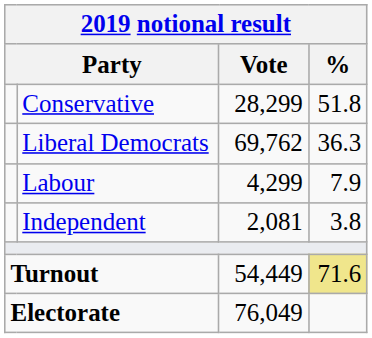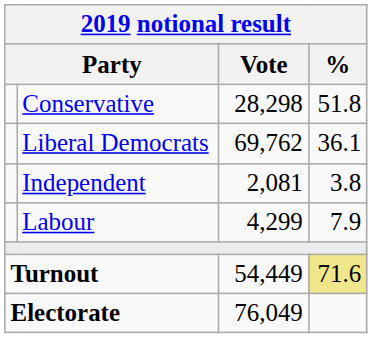(269, 103) 28,299 -> (269, 103) 28,298
(339, 143) 36.3 -> (339, 143) 36.1
rows swapped: (58, 182) <-> (84, 222)
